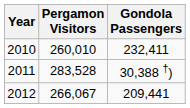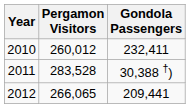(73, 49) 260,010 -> (73, 49) 260,012
(73, 93) 266,067 -> (73, 93) 266,065
